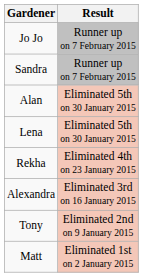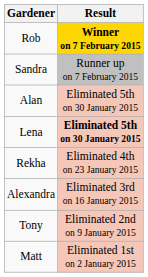+ row: (31, 38)
- row: (31, 38)
(98, 132) normal -> (100, 132) bold
